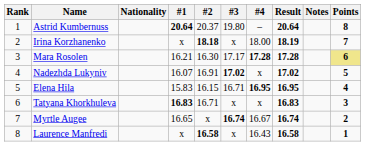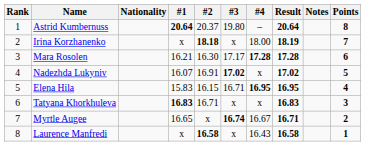(346, 57) khaki background -> (346, 57) no background
(288, 118) 16.74 -> (288, 118) 16.71
